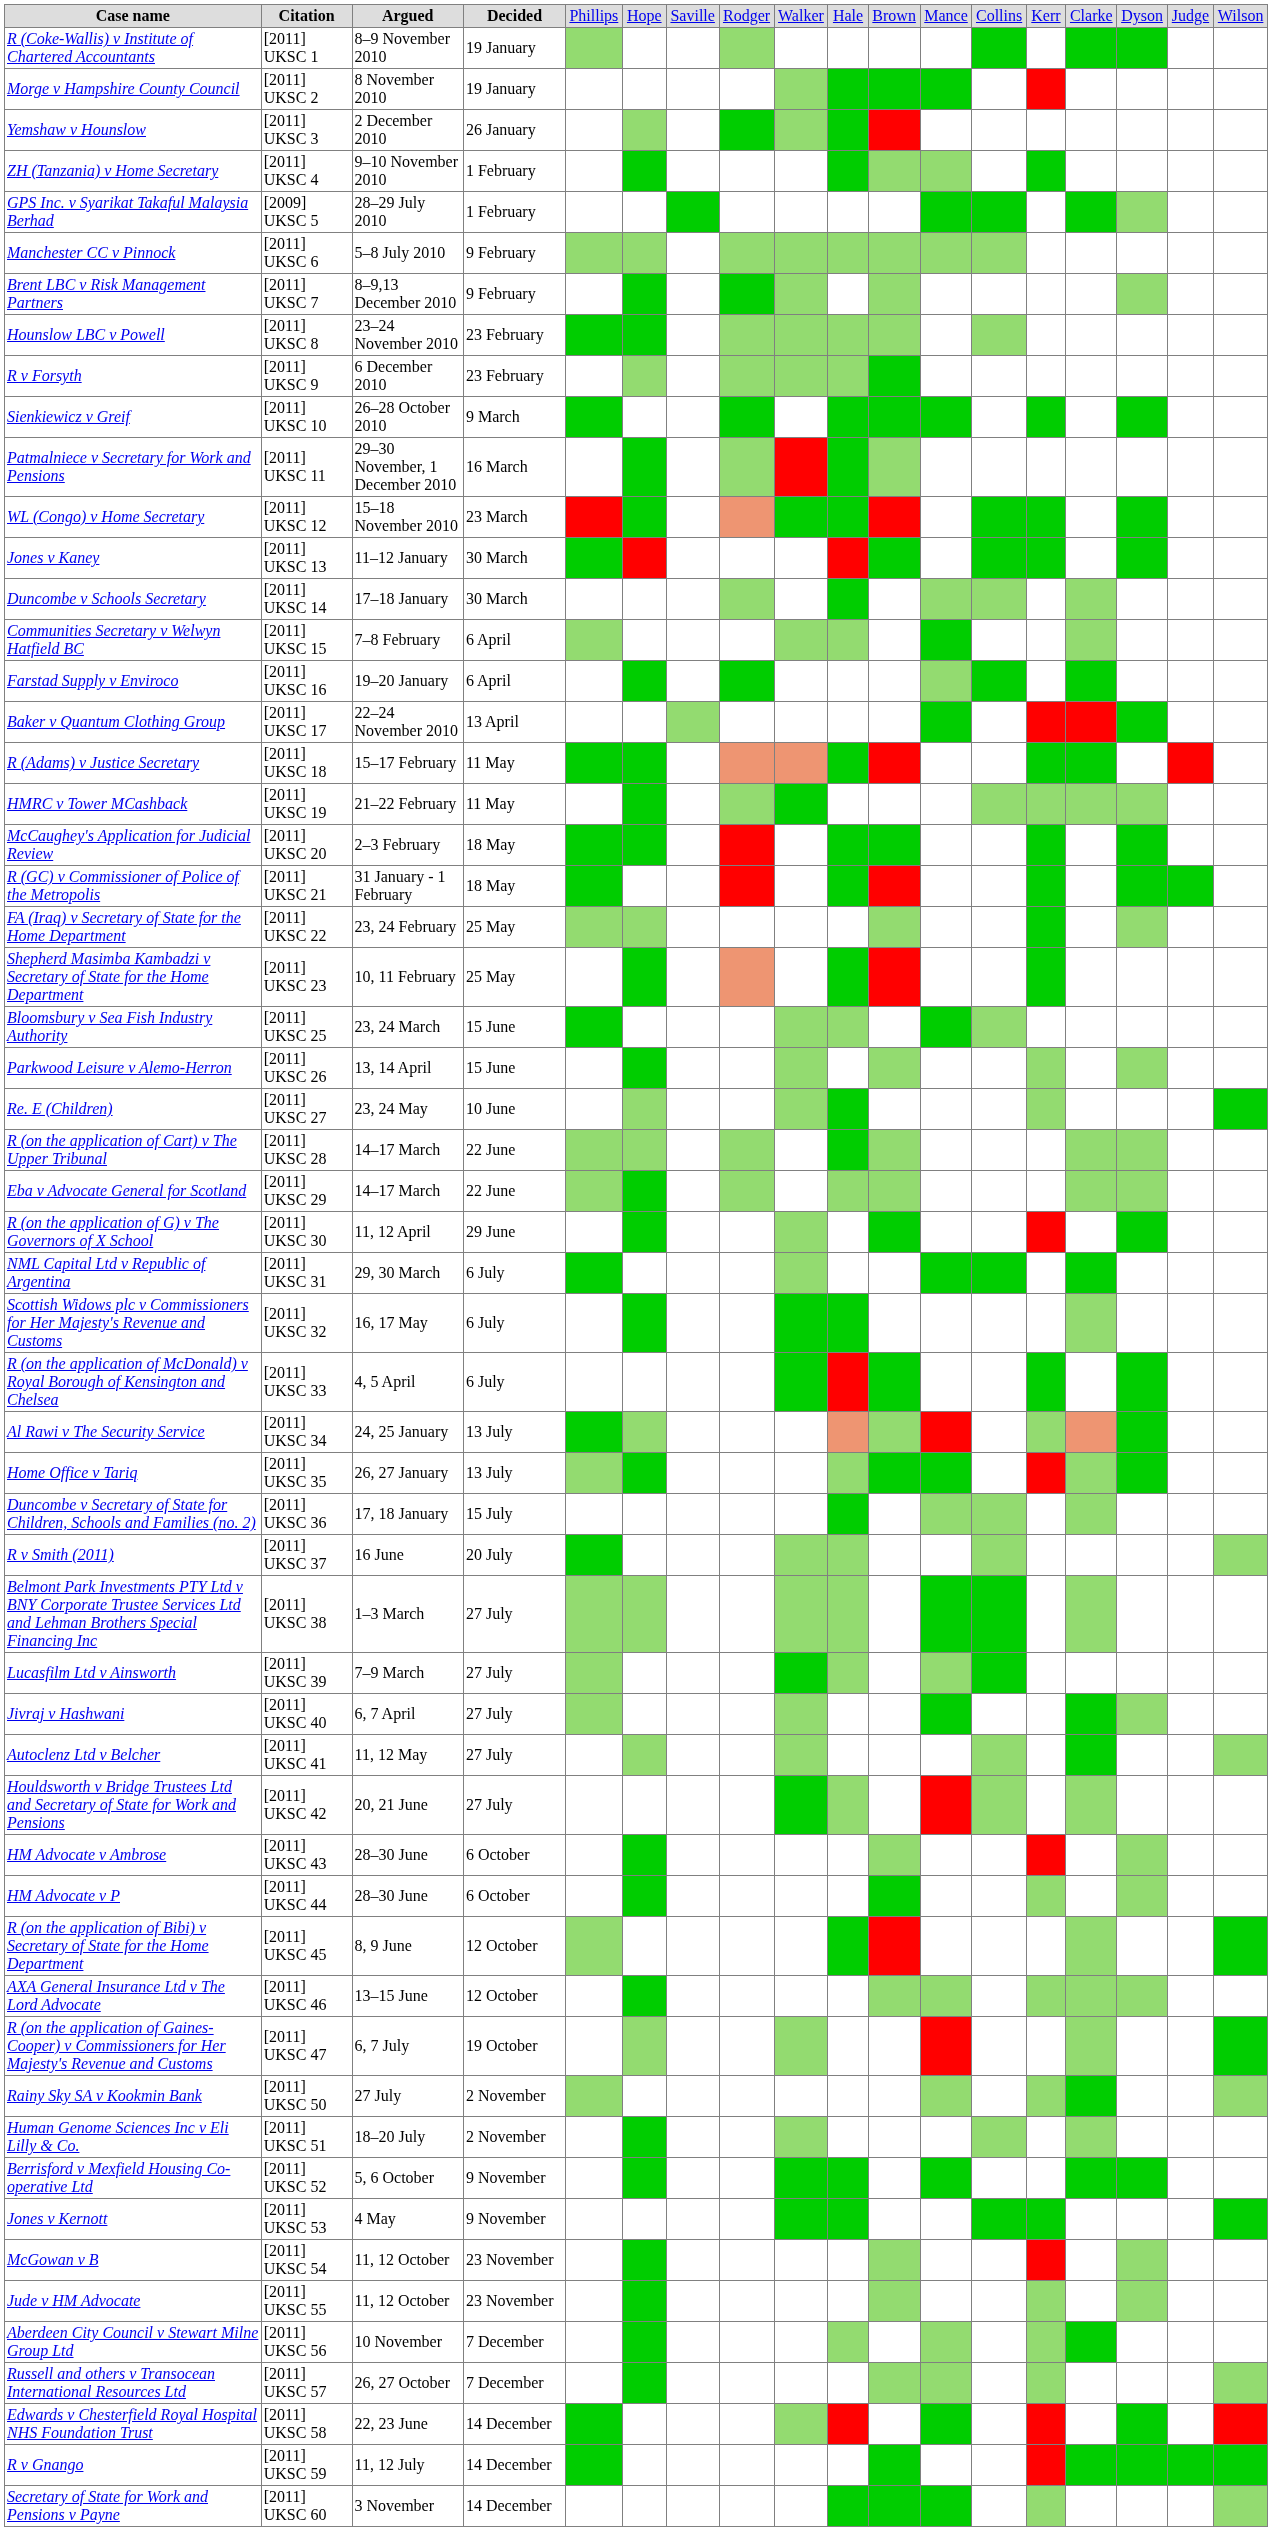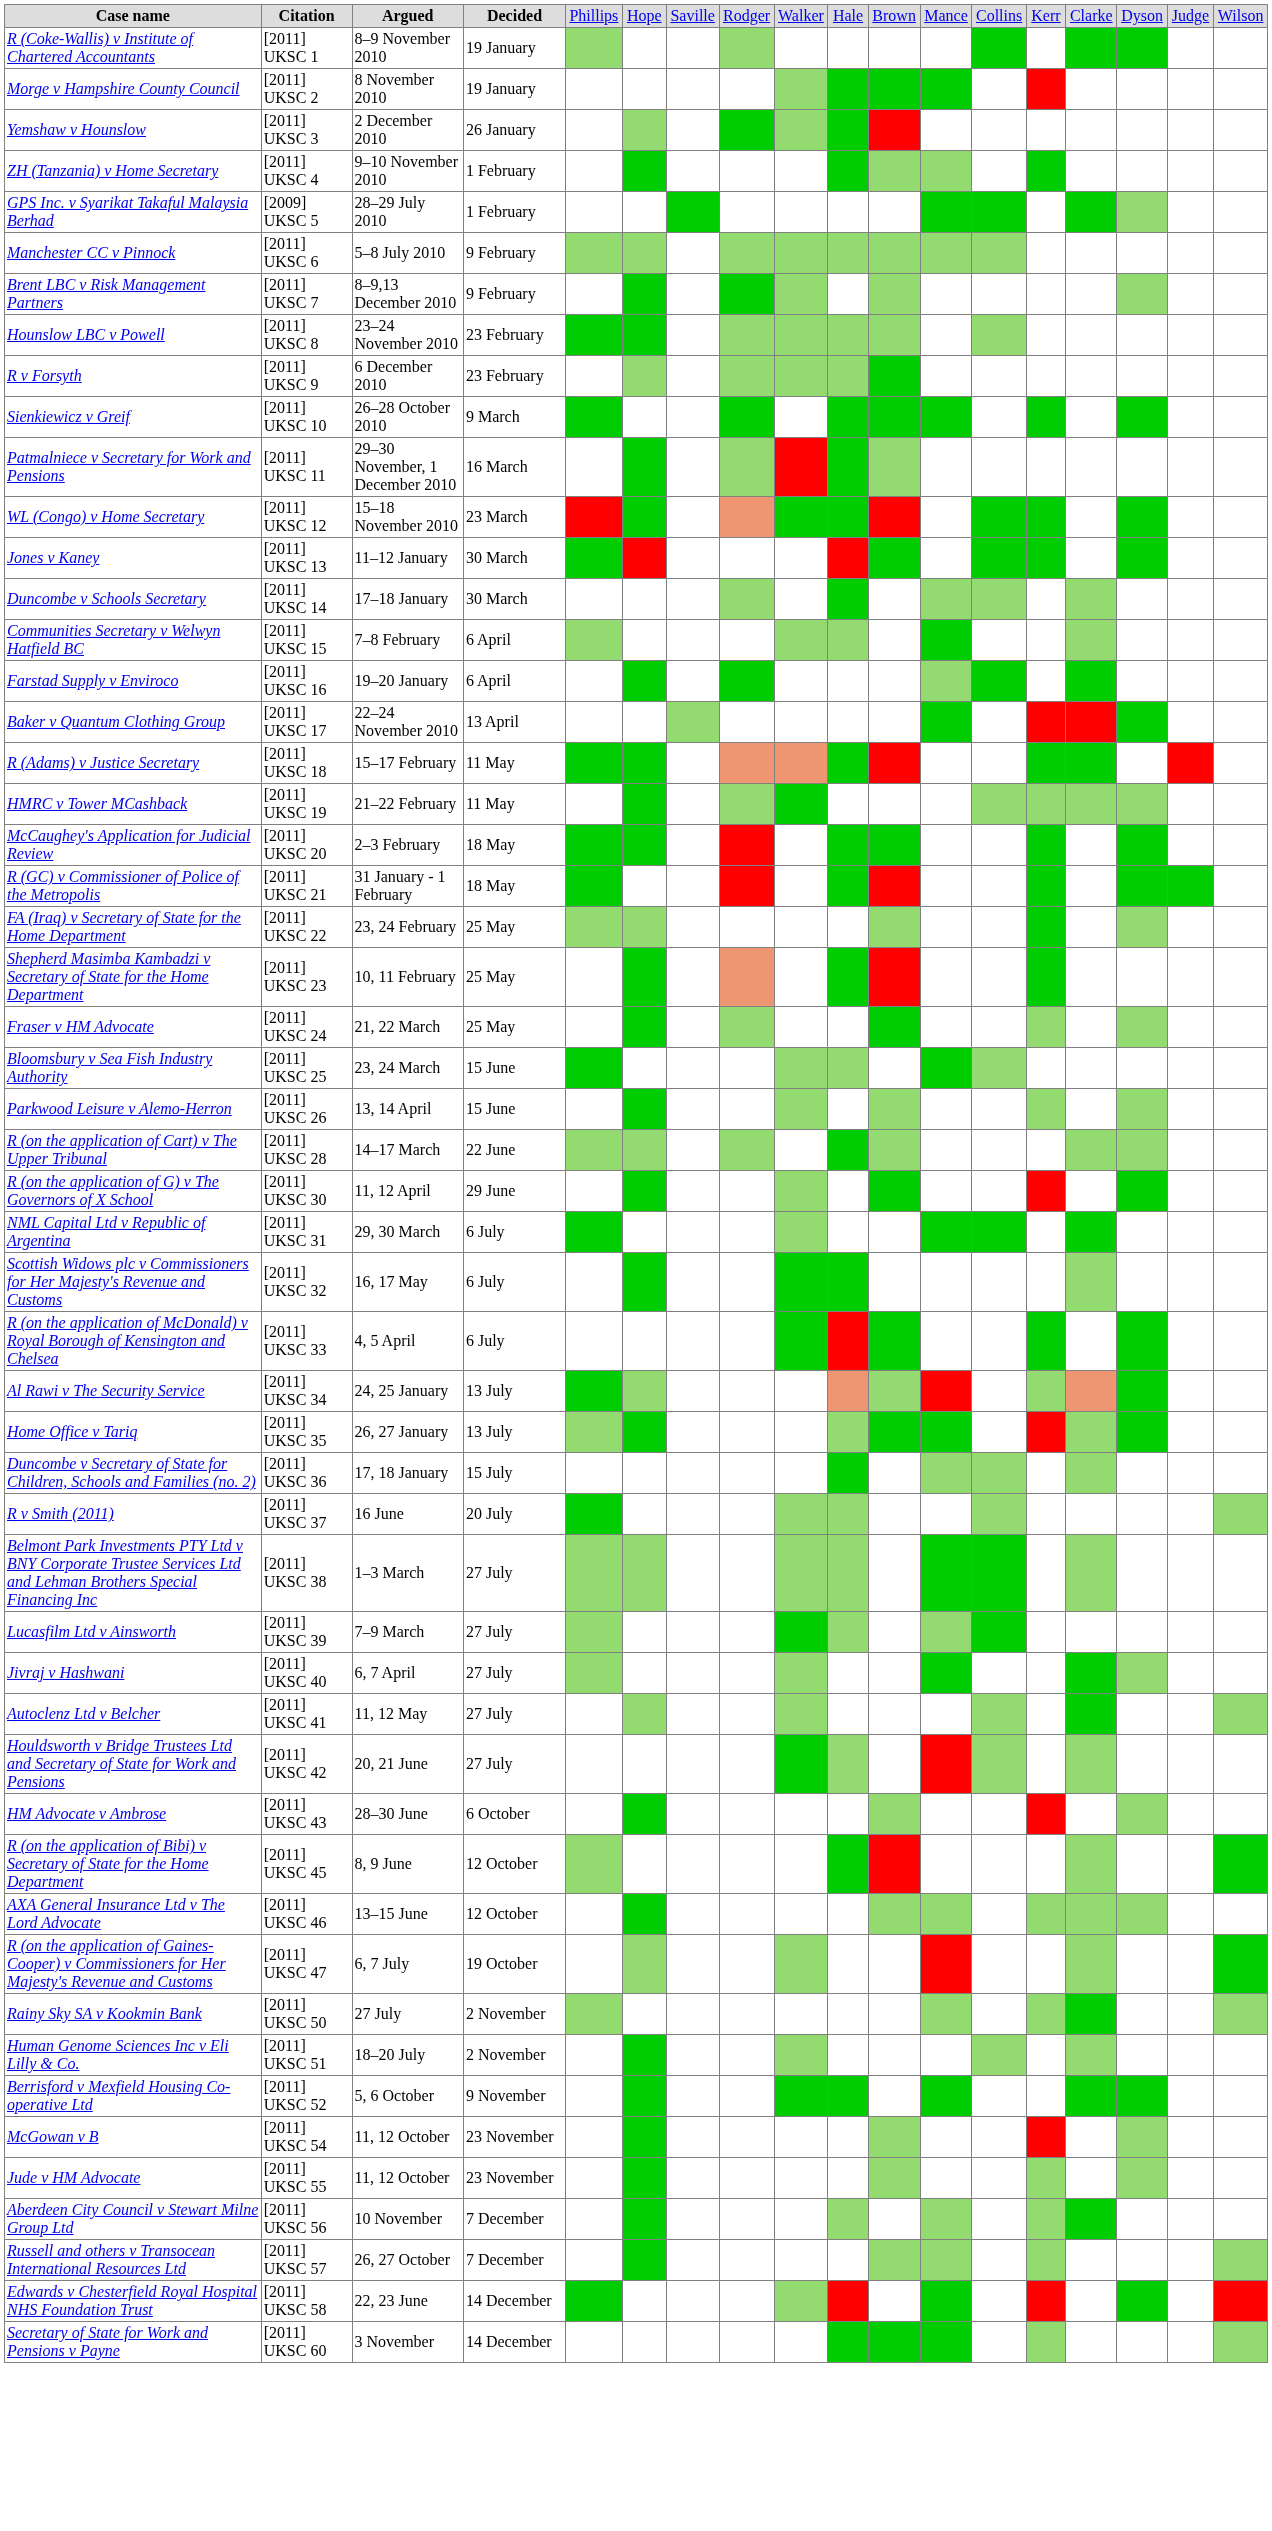+ row: (80, 1026)
- row: (60, 1108)
- row: (127, 1190)
- row: (64, 1896)
- row: (57, 2218)
- row: (45, 2464)
